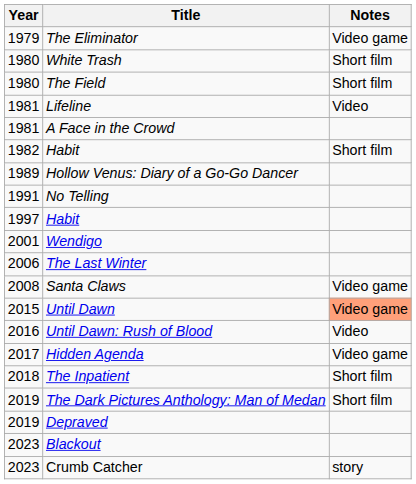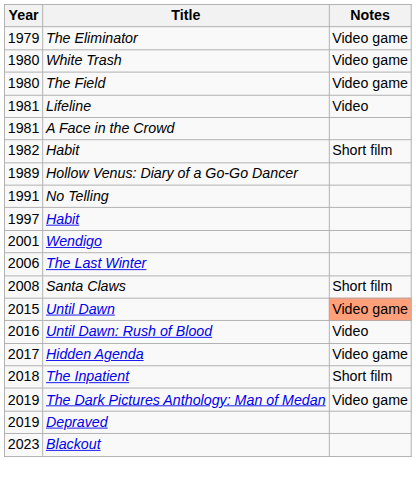(362, 60) Short film -> (370, 60) Video game
(362, 83) Short film -> (370, 83) Video game
(370, 286) Video game -> (362, 286) Short film
(362, 399) Short film -> (370, 399) Video game
- row: (24, 467)
